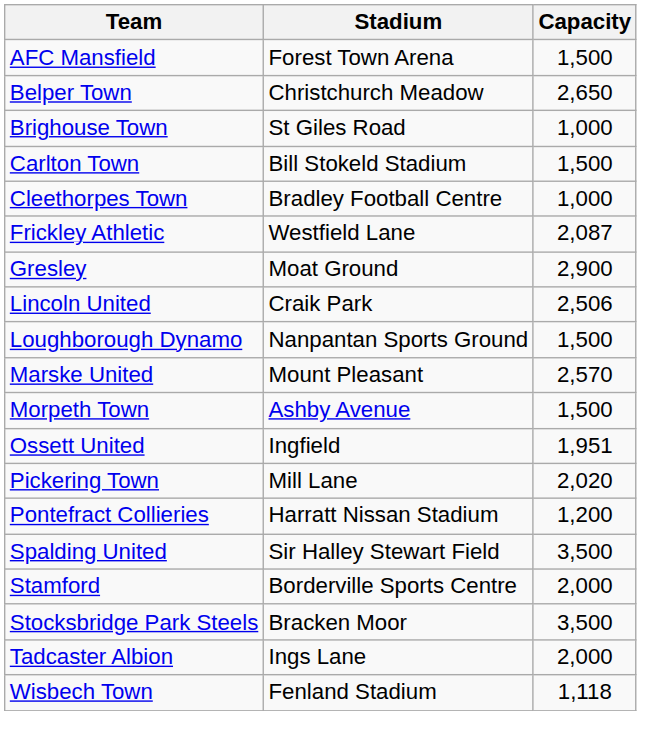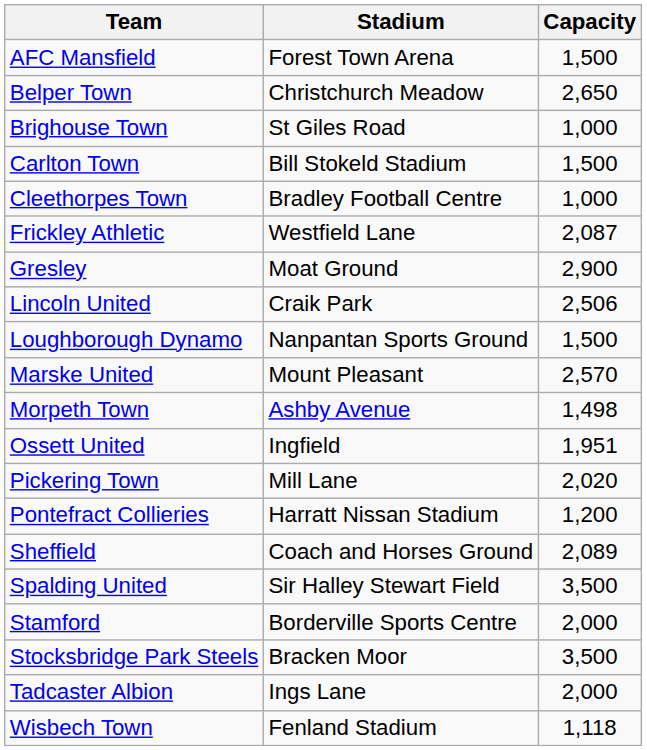(585, 410) 1,500 -> (590, 410) 1,498
+ row: (53, 551)
